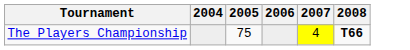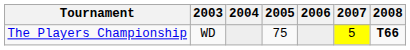+ column: (208, 15)
(316, 35) 4 -> (352, 35) 5
